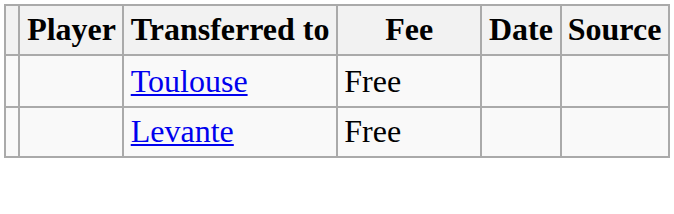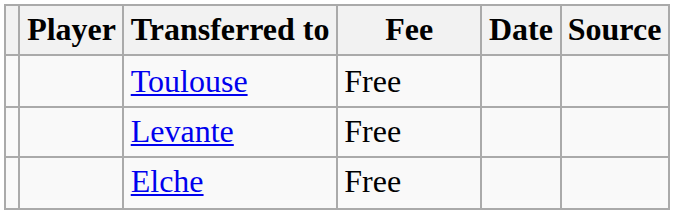+ row: (167, 182)
